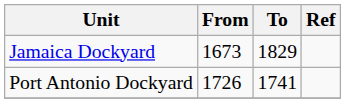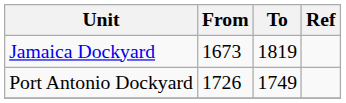(277, 51) 1829 -> (277, 51) 1819
(277, 82) 1741 -> (277, 82) 1749
